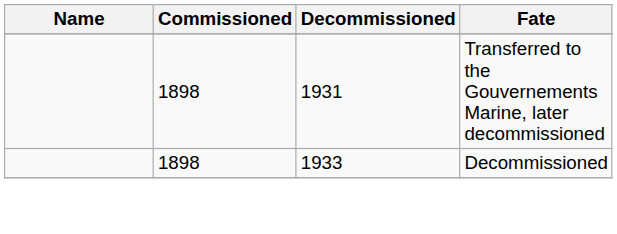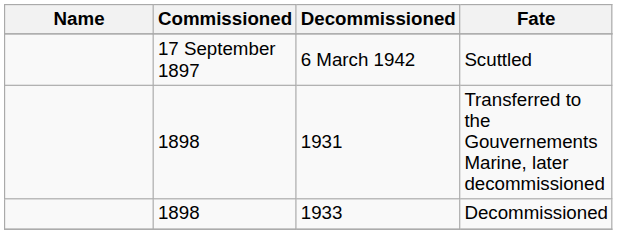+ row: (498, 59)
